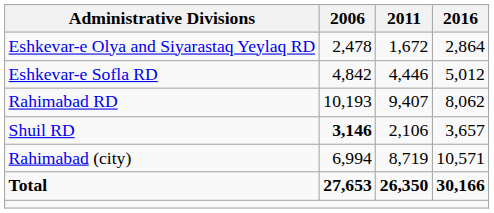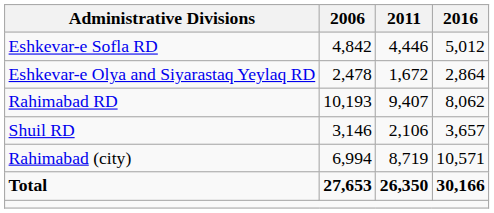rows swapped: (162, 46) <-> (83, 74)
(352, 130) bold -> (352, 130) normal
